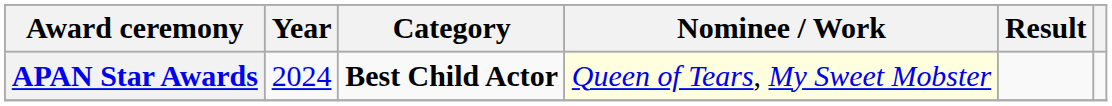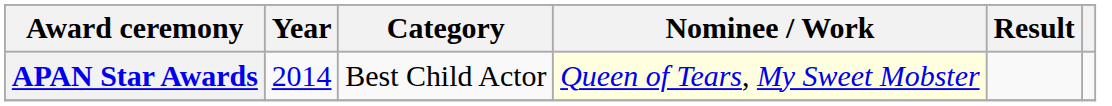(302, 75) 2024 -> (302, 75) 2014
(452, 75) bold -> (446, 75) normal
